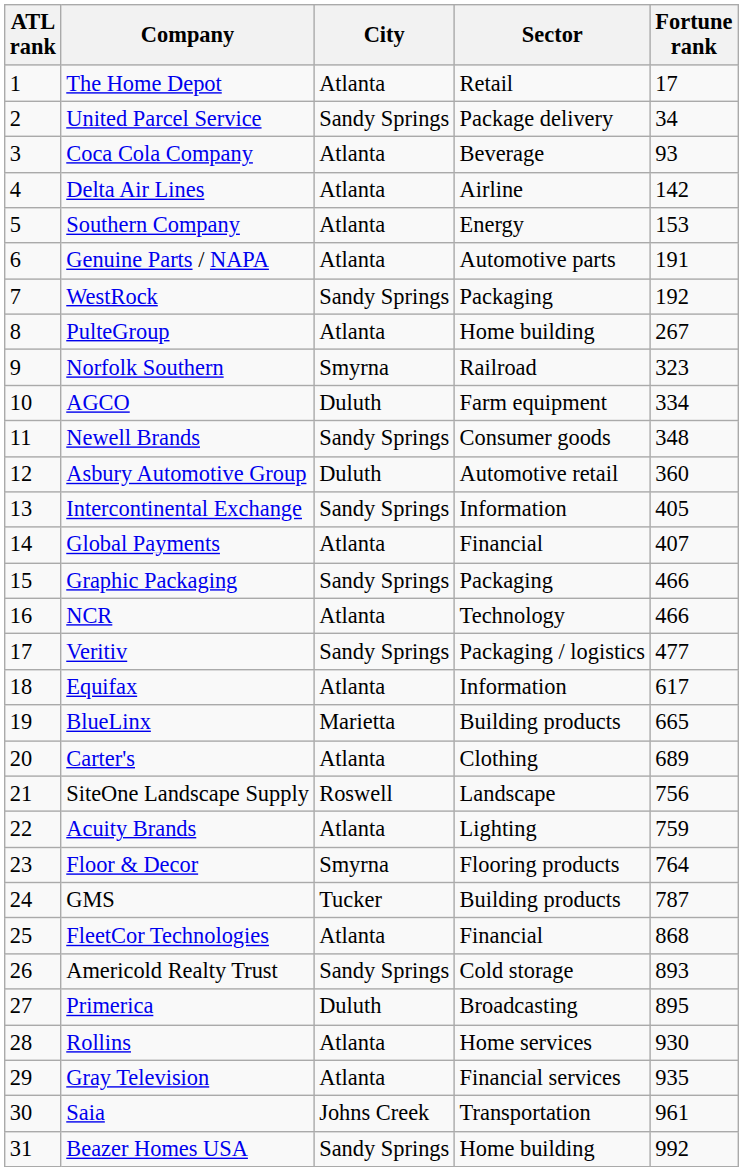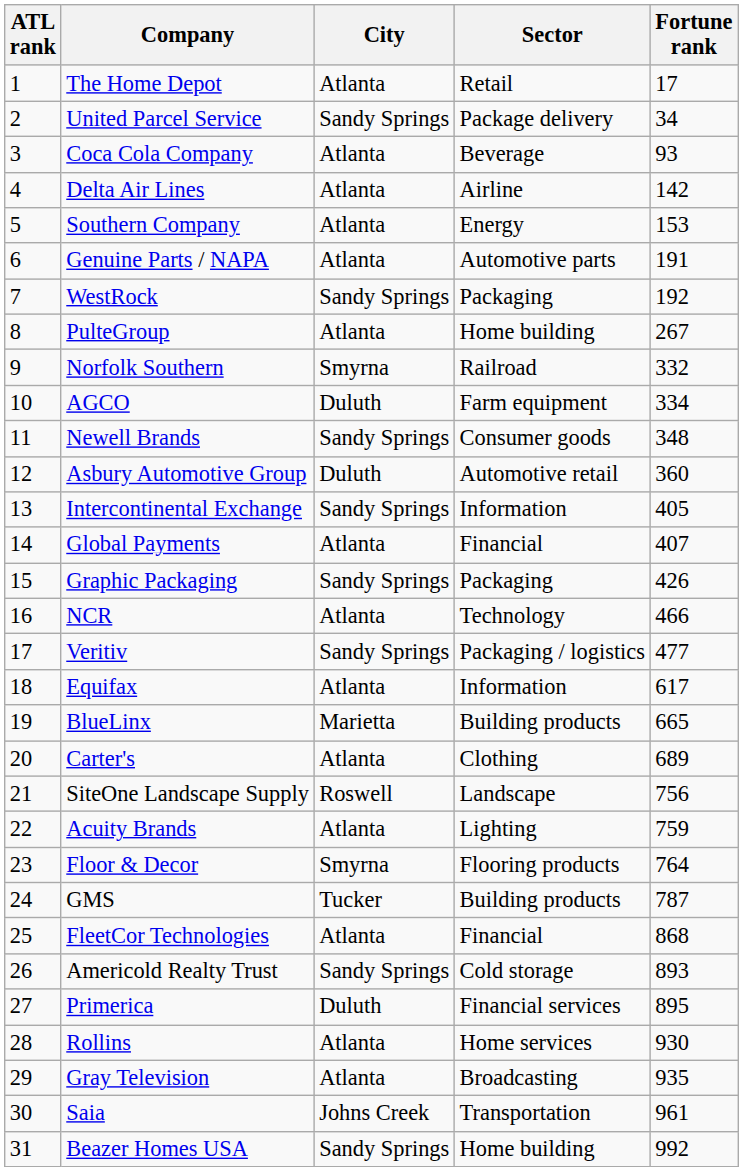(672, 367) 323 -> (672, 367) 332
(672, 580) 466 -> (672, 580) 426
(519, 1006) Broadcasting -> (540, 1006) Financial services
(540, 1077) Financial services -> (519, 1077) Broadcasting
